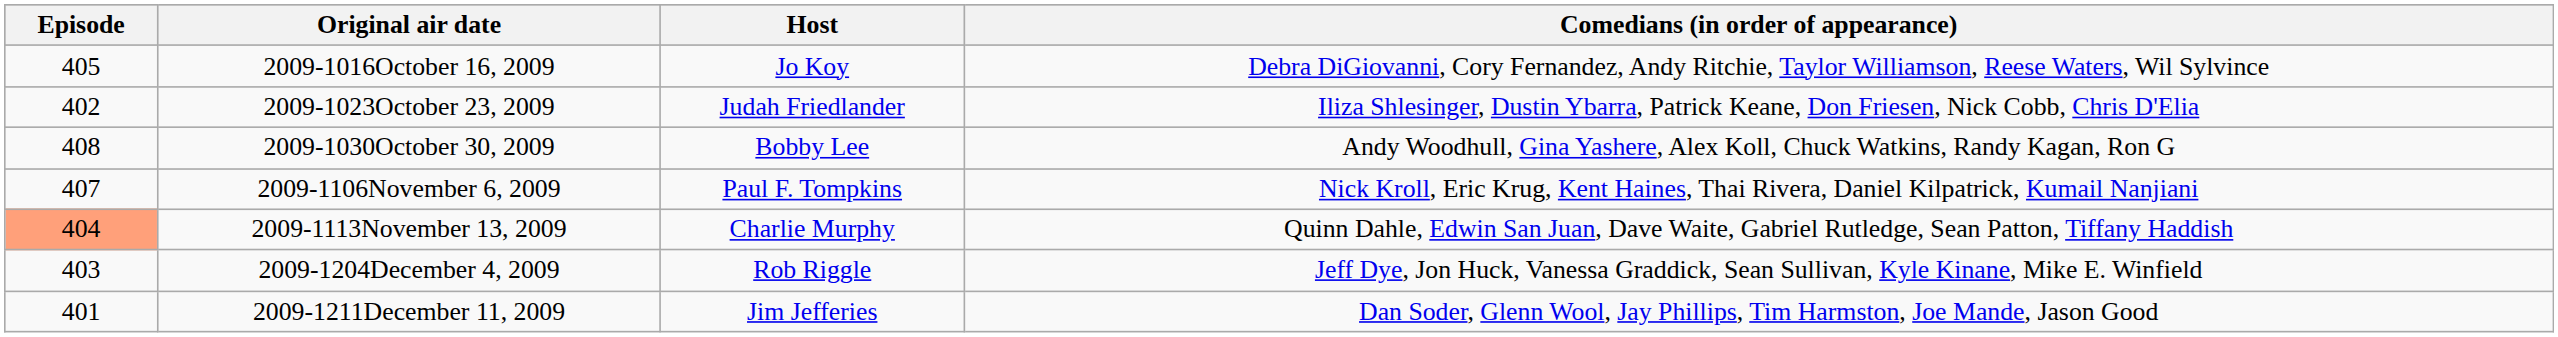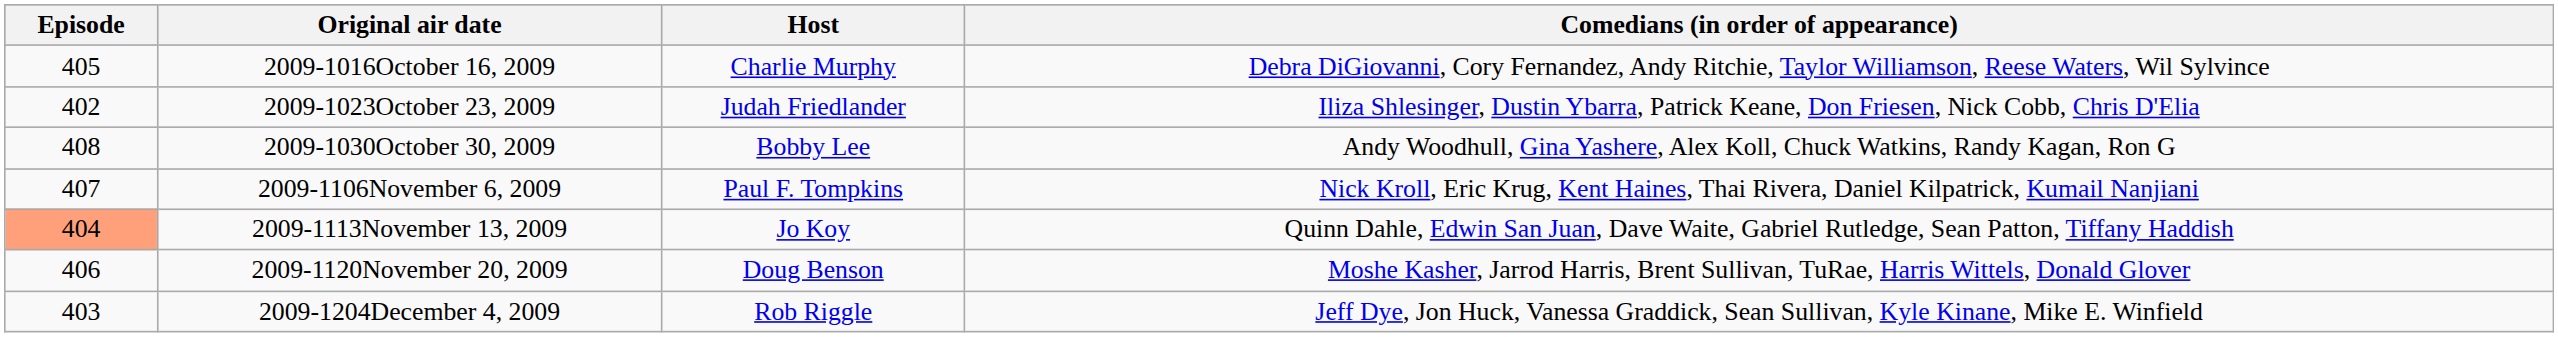(812, 65) Jo Koy -> (813, 65) Charlie Murphy
(812, 229) Charlie Murphy -> (813, 229) Jo Koy
+ row: (410, 270)
- row: (409, 310)
